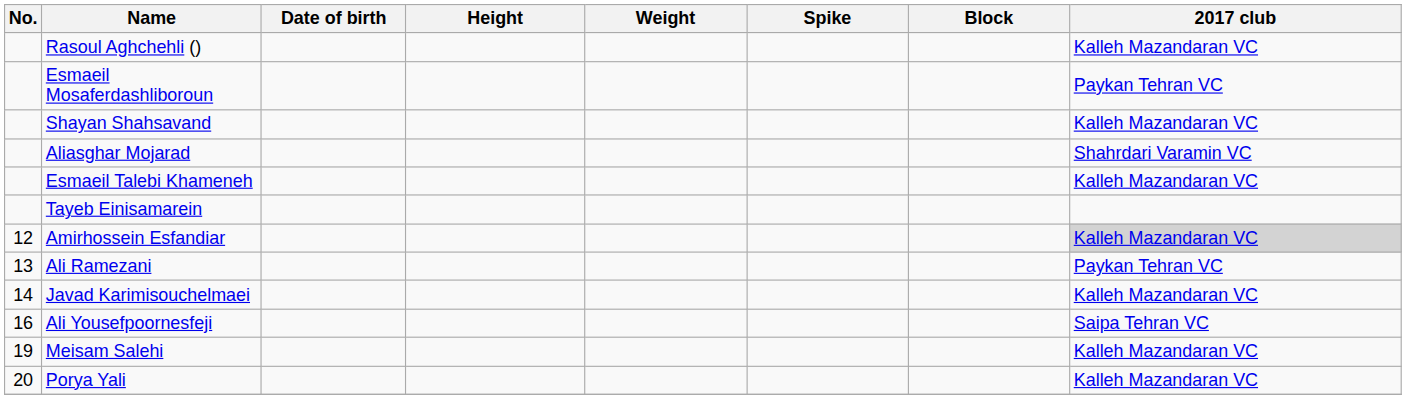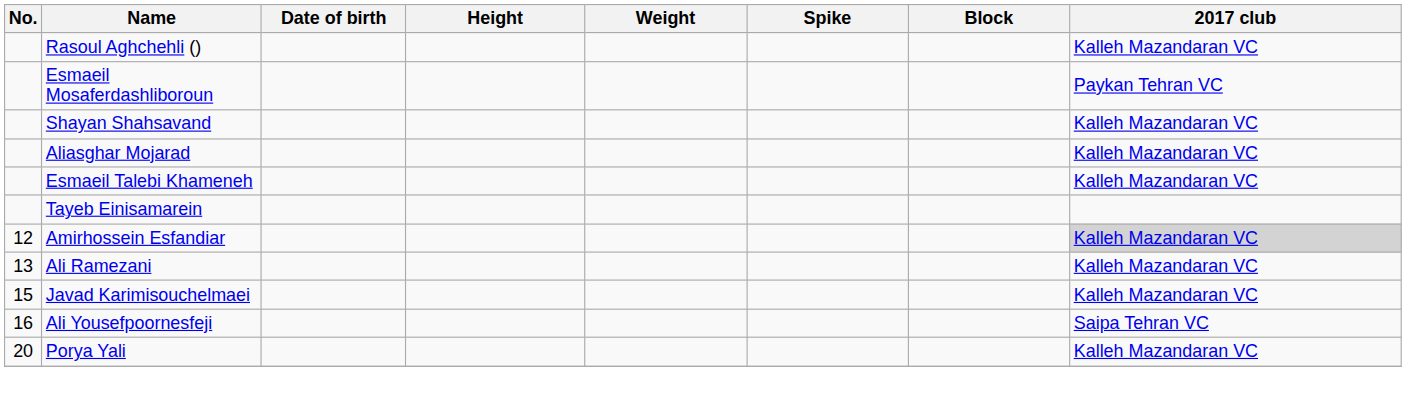(1163, 152) Shahrdari Varamin VC -> (1166, 152) Kalleh Mazandaran VC
(1148, 266) Paykan Tehran VC -> (1166, 266) Kalleh Mazandaran VC
(23, 294) 14 -> (23, 294) 15
- row: (105, 351)
